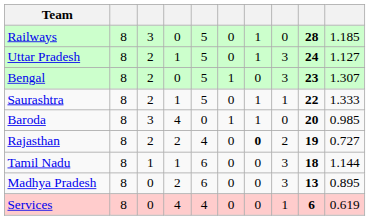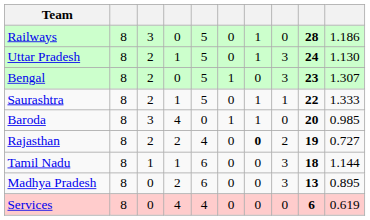(345, 36) 1.185 -> (345, 36) 1.186
(345, 57) 1.127 -> (345, 57) 1.130
(285, 204) 1 -> (285, 204) 0
